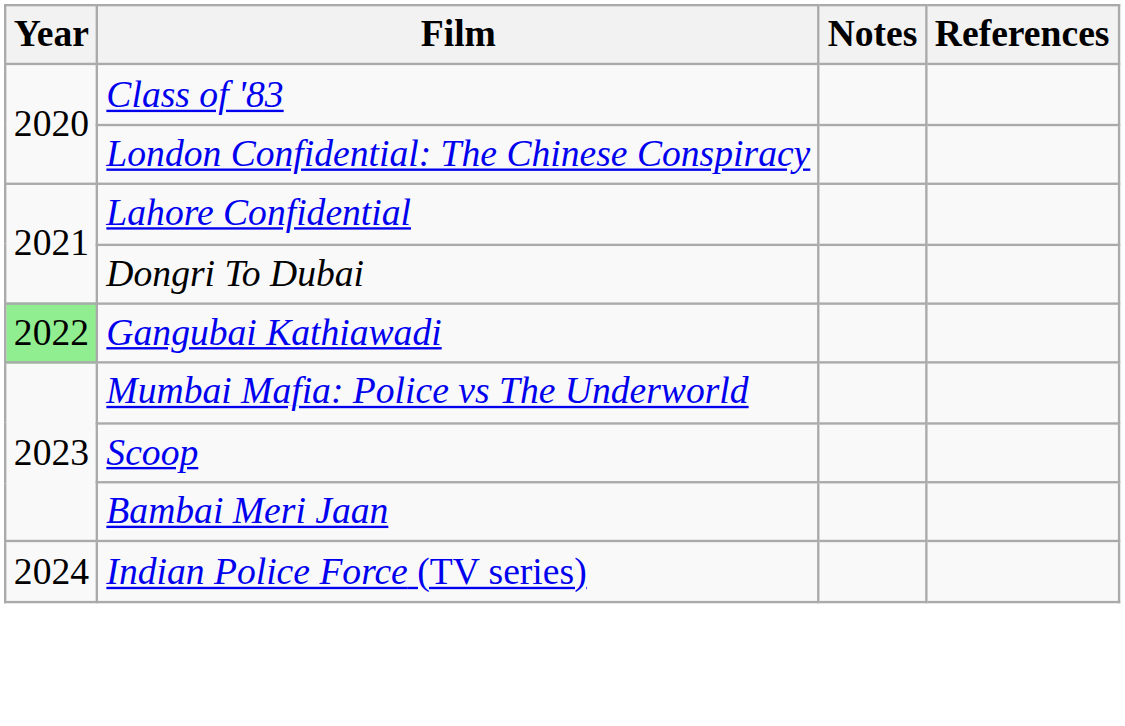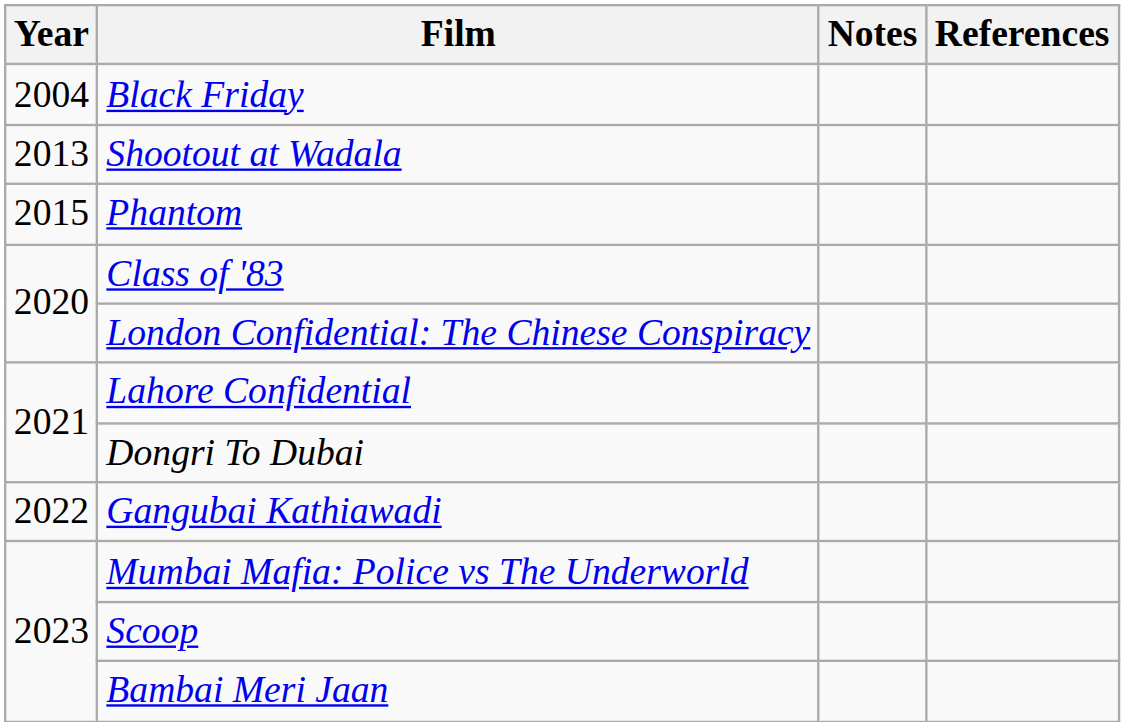+ row: (205, 93)
+ row: (254, 153)
+ row: (174, 213)
(51, 332) lightgreen background -> (51, 511) no background
- row: (347, 570)
